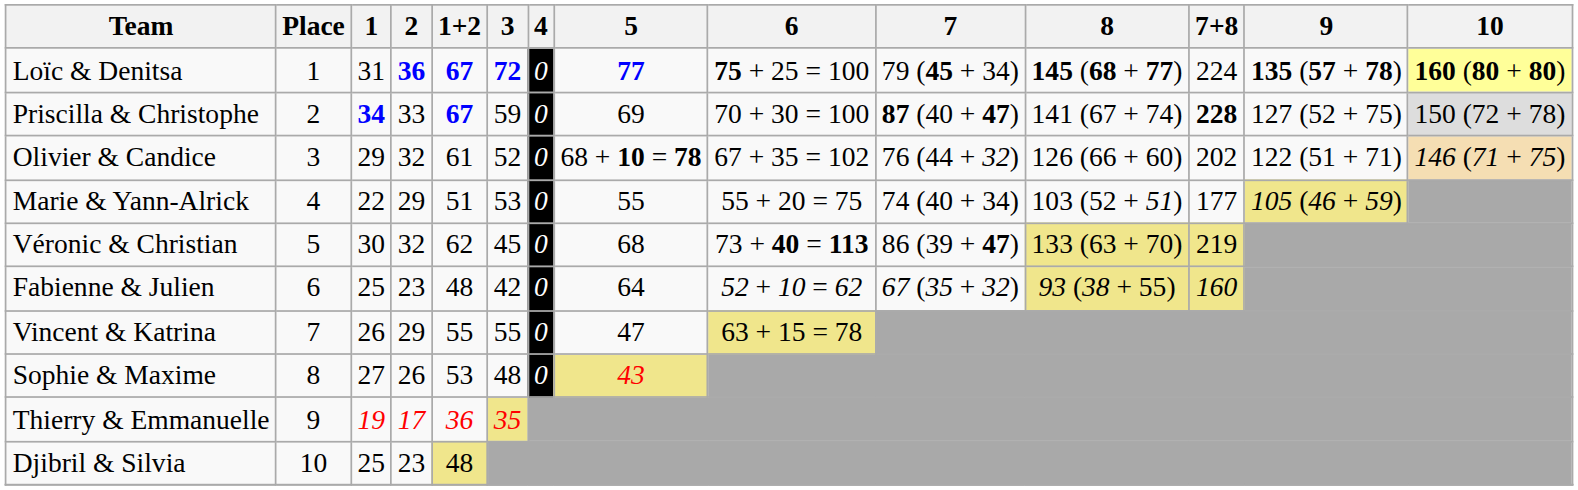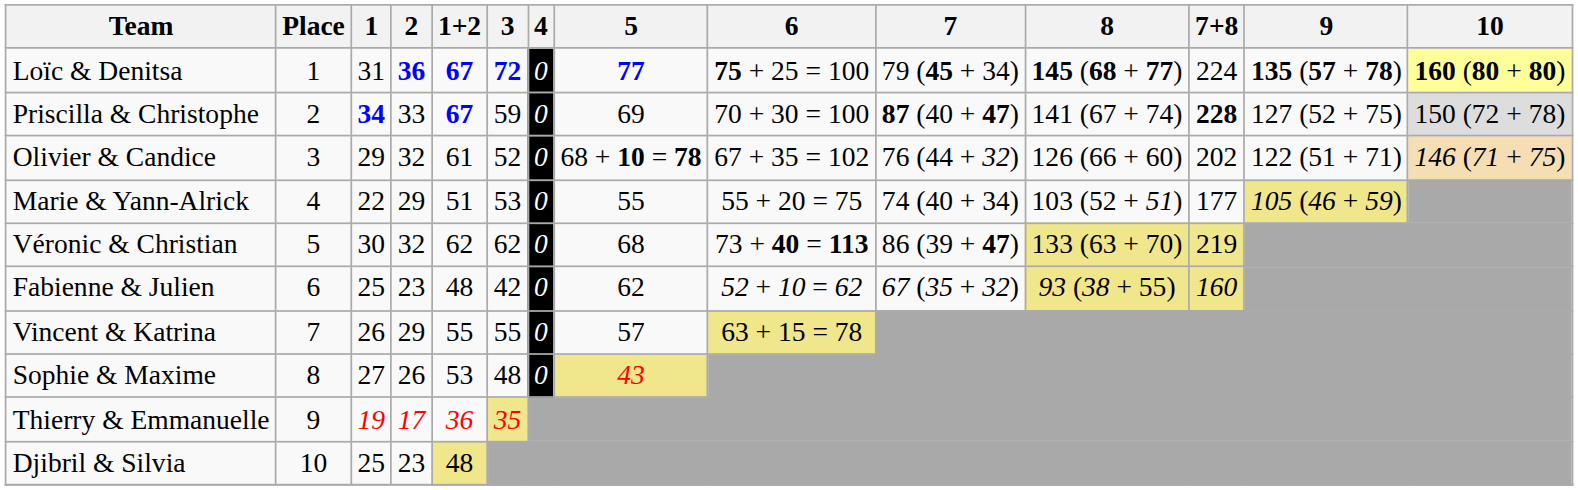(508, 244) 45 -> (508, 244) 62
(631, 288) 64 -> (631, 288) 62
(631, 331) 47 -> (631, 331) 57
